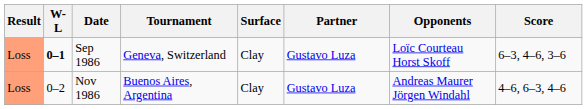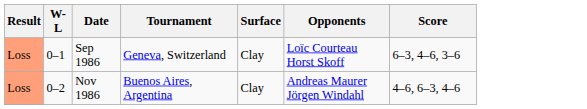- column: (337, 21)
(56, 54) bold -> (56, 54) normal
